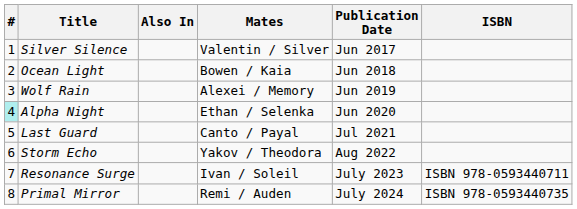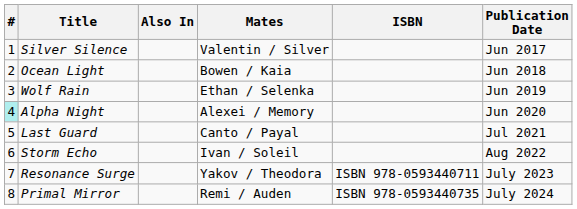columns swapped: (377, 22) <-> (497, 22)
(257, 91) Alexei / Memory -> (257, 91) Ethan / Selenka
(257, 112) Ethan / Selenka -> (257, 112) Alexei / Memory
(261, 153) Yakov / Theodora -> (249, 153) Ivan / Soleil
(249, 173) Ivan / Soleil -> (261, 173) Yakov / Theodora
